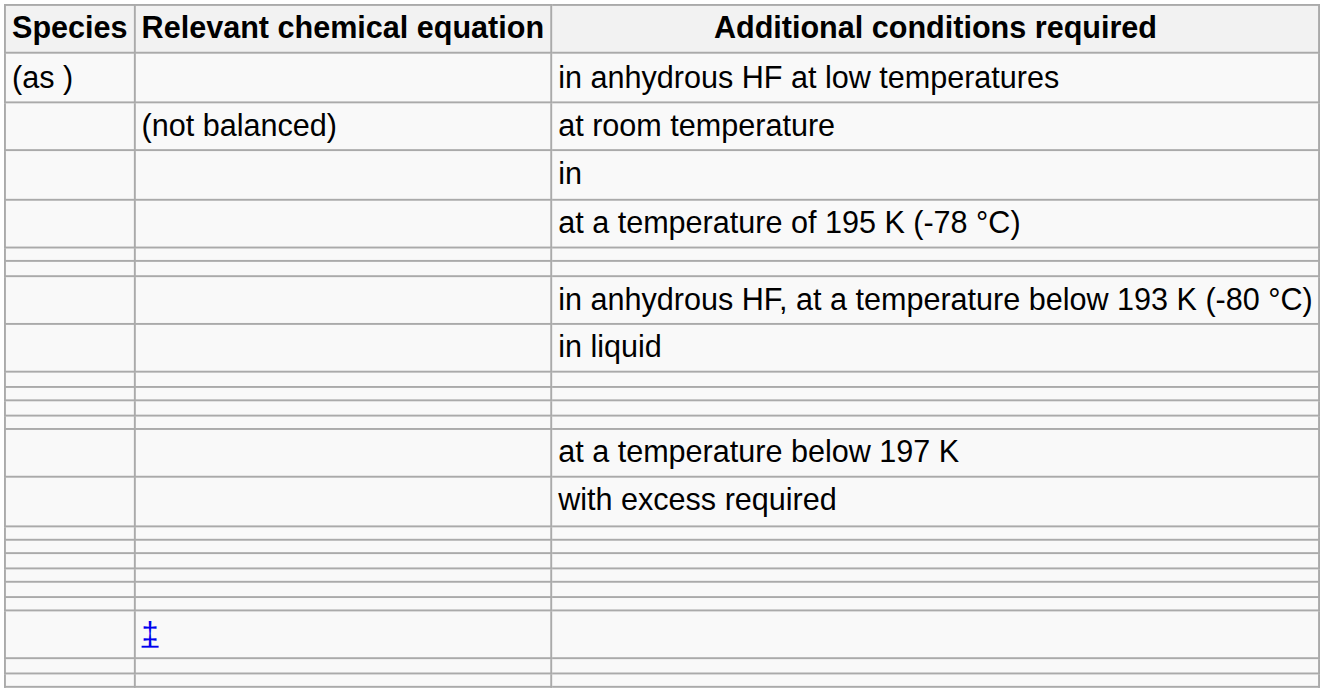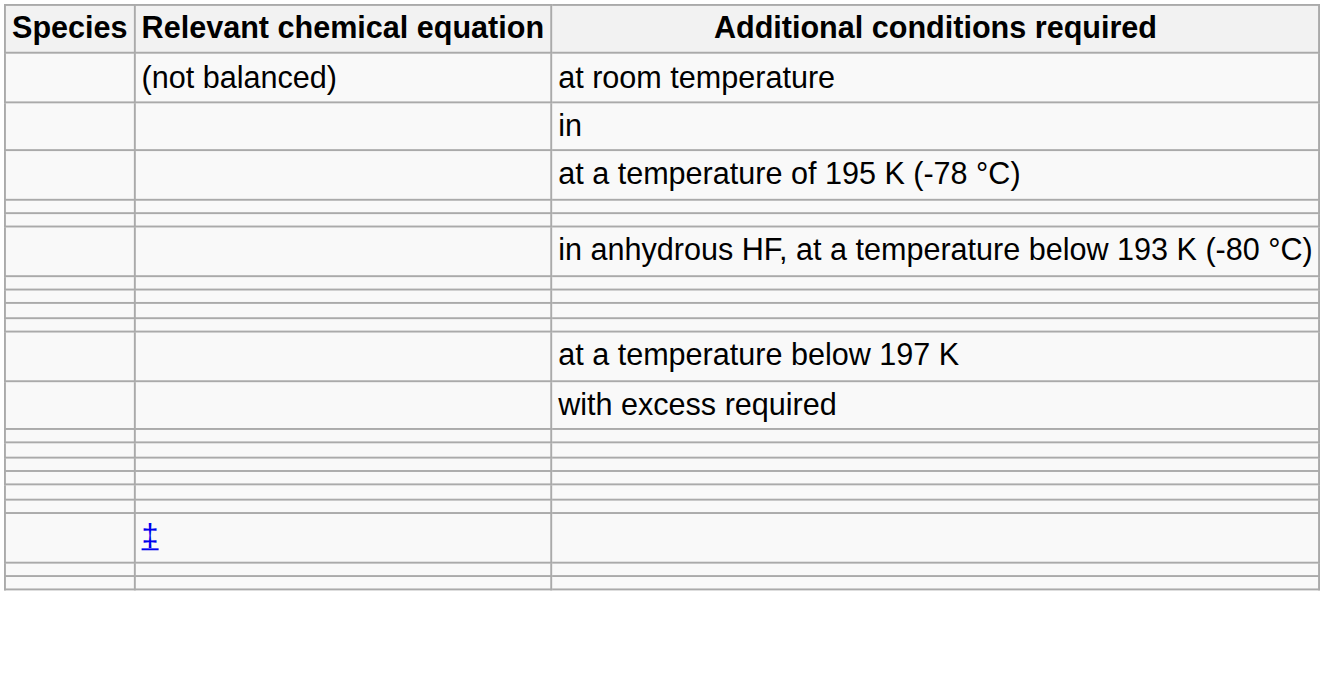- row: (343, 78)
- row: (343, 348)
